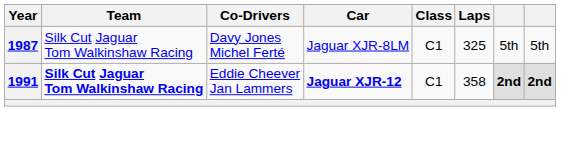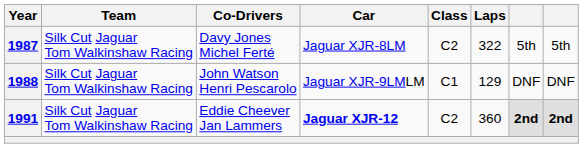(434, 45) C1 -> (449, 45) C2
(474, 45) 325 -> (490, 45) 322
+ row: (23, 82)
(124, 82) bold -> (119, 119) normal
(434, 82) C1 -> (449, 119) C2
(474, 82) 358 -> (490, 119) 360
